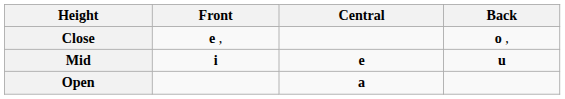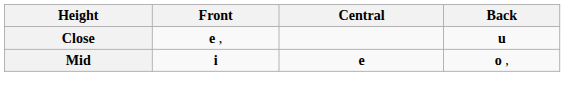(502, 37) o , -> (502, 37) u
(502, 60) u -> (502, 60) o ,
- row: (78, 82)
